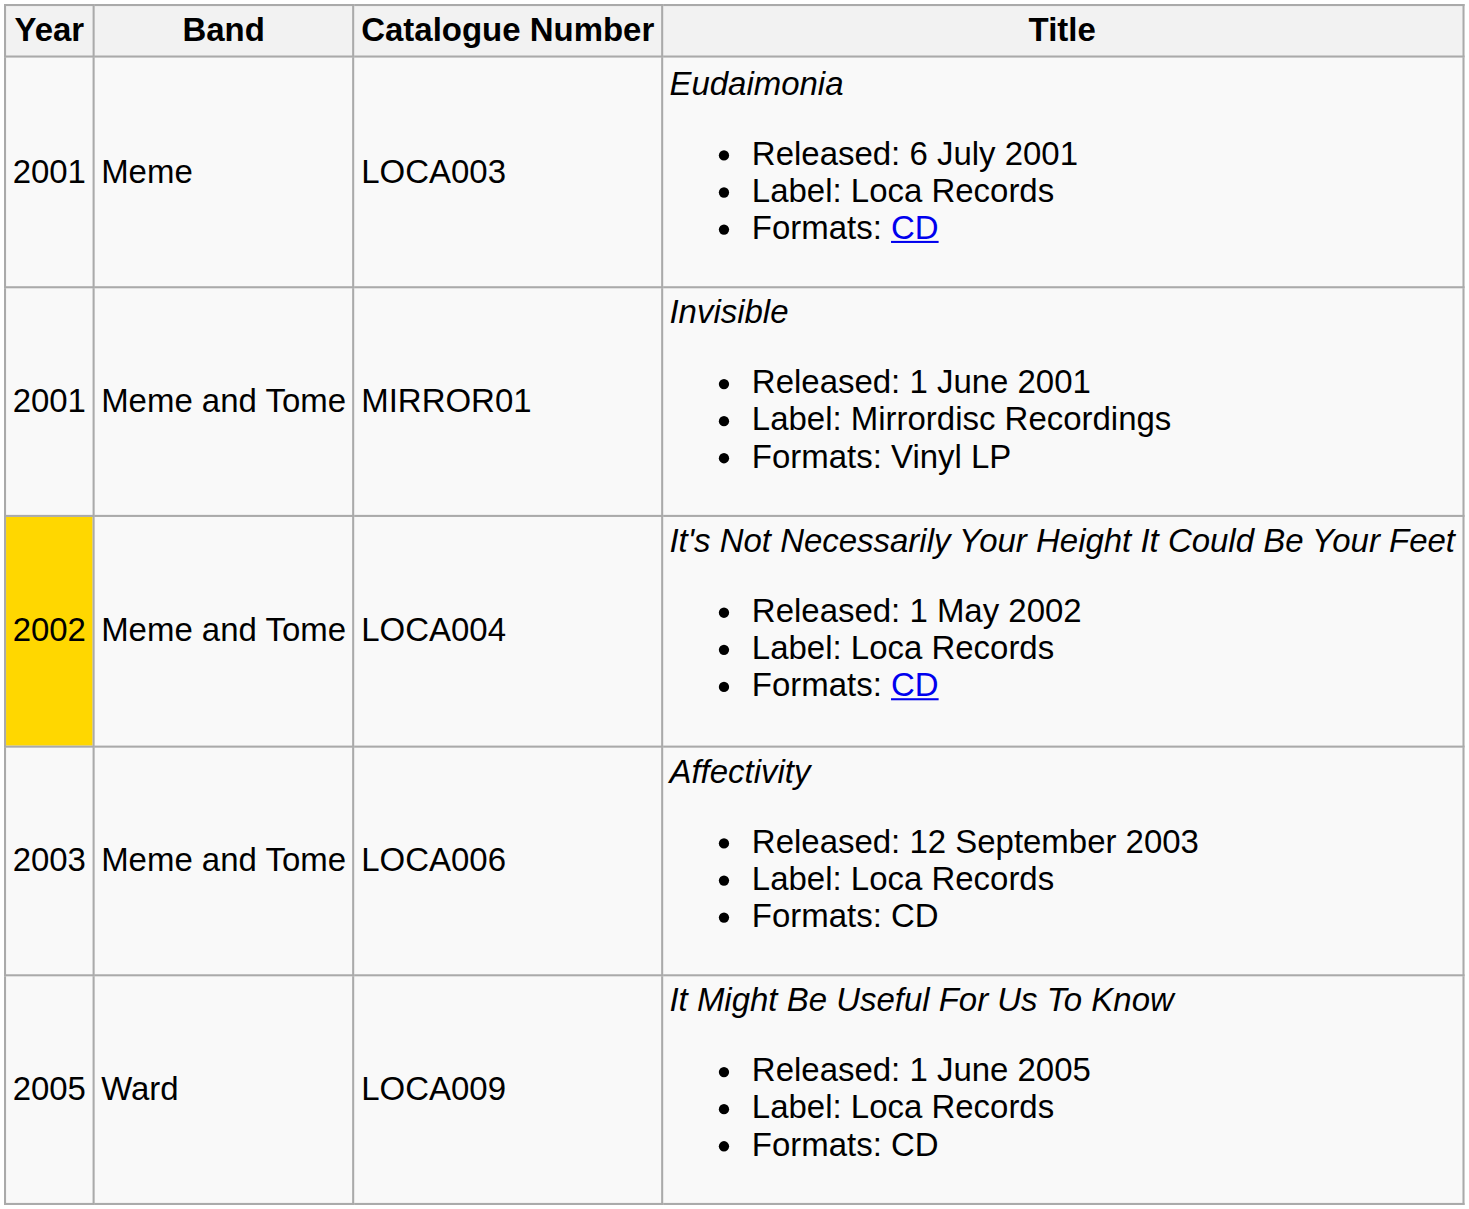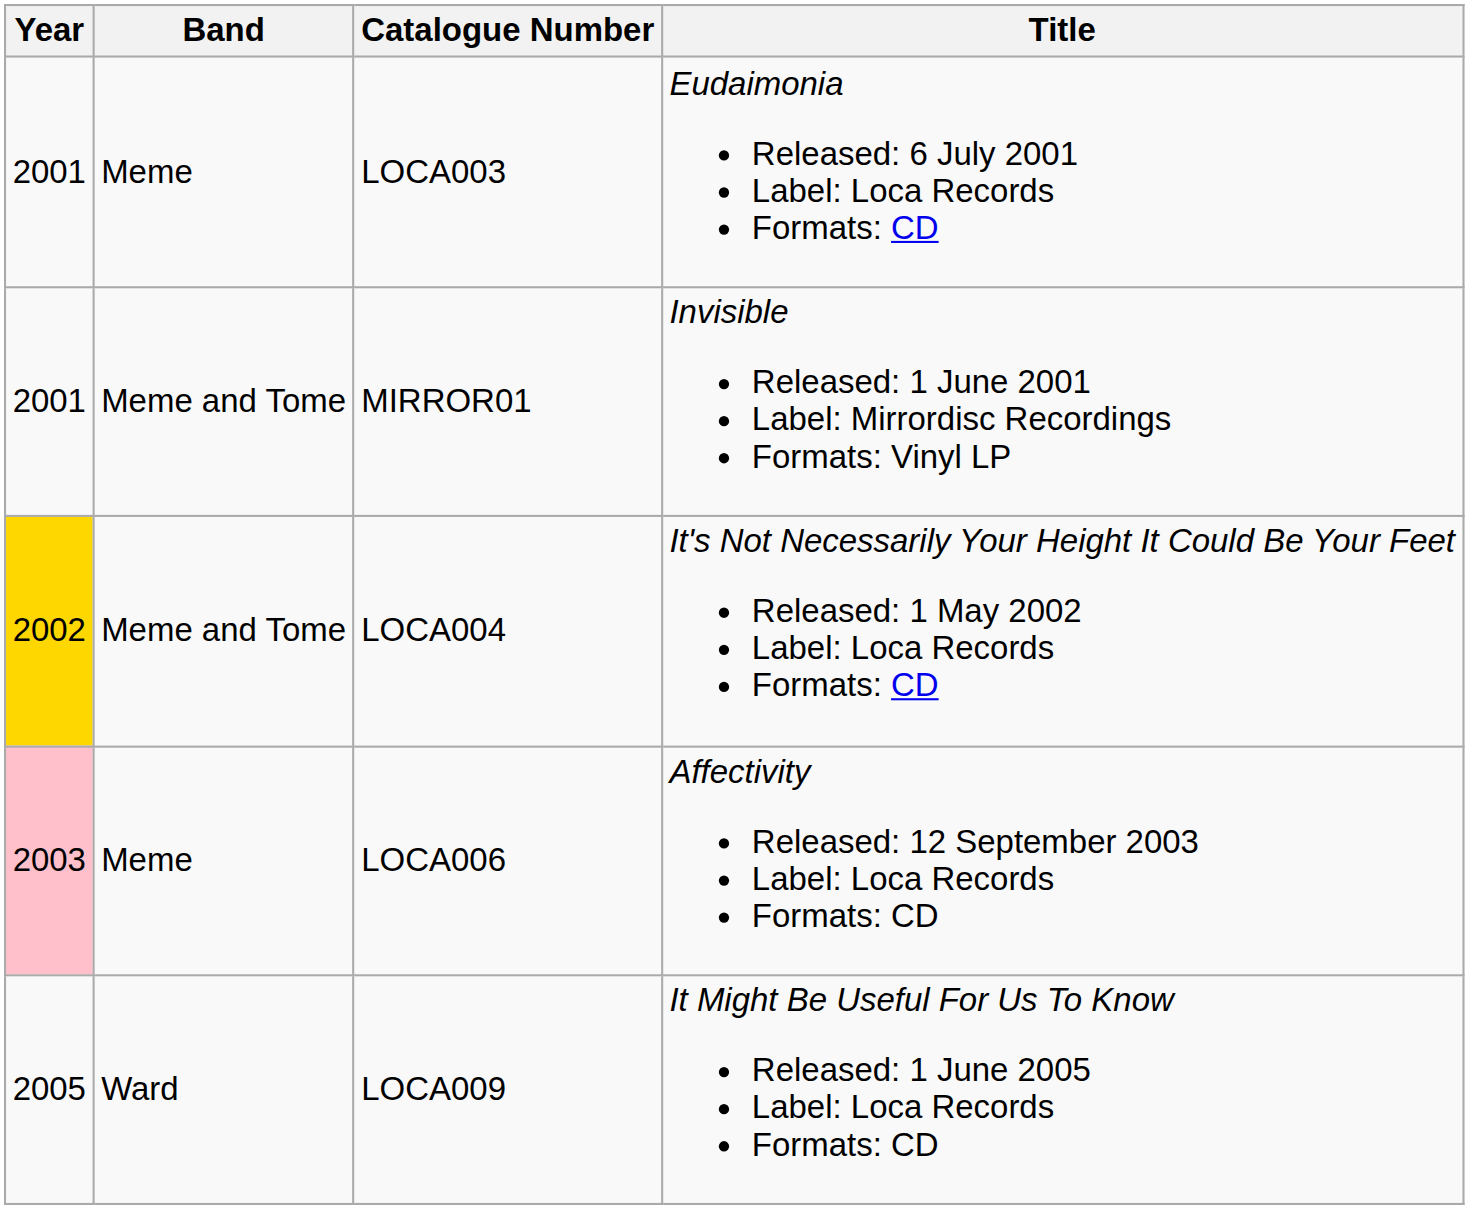(49, 859) no background -> (49, 859) pink background
(224, 859) Meme and Tome -> (147, 859) Meme
